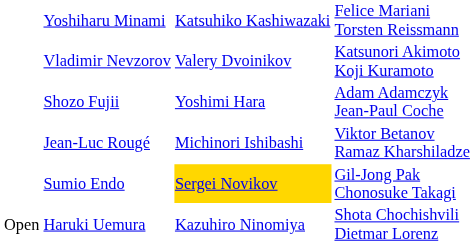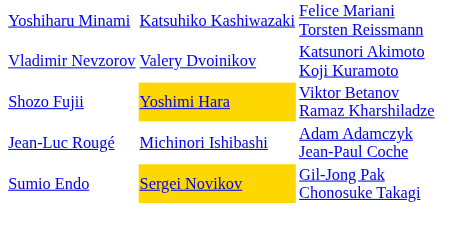(220, 102) no background -> (185, 102) gold background
(391, 102) Adam Adamczyk Jean-Paul Coche -> (367, 102) Viktor Betanov Ramaz Kharshiladze
(402, 142) Viktor Betanov Ramaz Kharshiladze -> (356, 142) Adam Adamczyk Jean-Paul Coche
- row: (94, 224)
